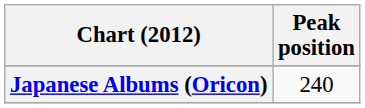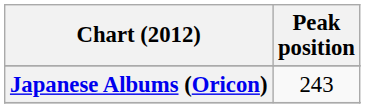(316, 84) 240 -> (316, 84) 243
